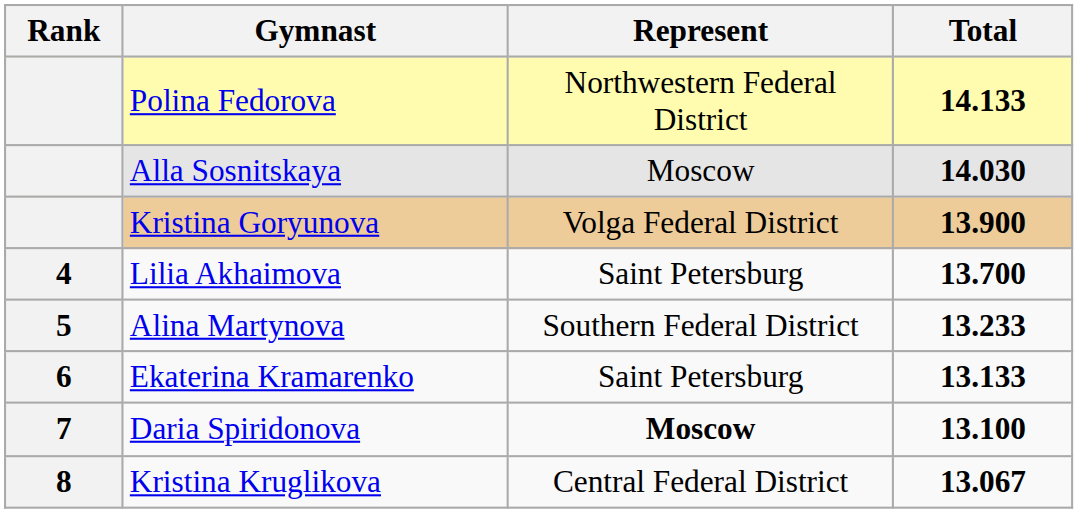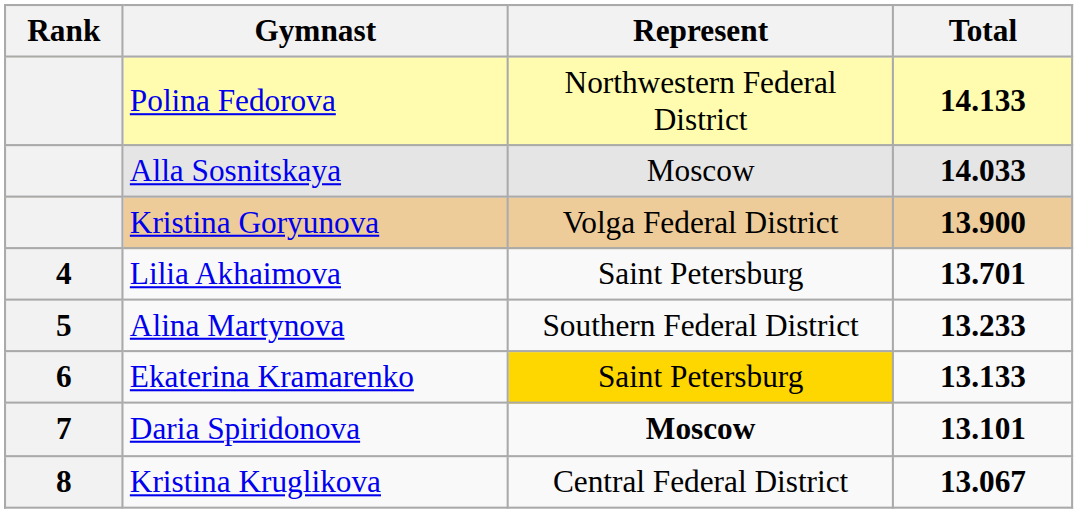(983, 170) 14.030 -> (983, 170) 14.033
(983, 274) 13.700 -> (983, 274) 13.701
(701, 377) no background -> (701, 377) gold background
(983, 428) 13.100 -> (983, 428) 13.101
